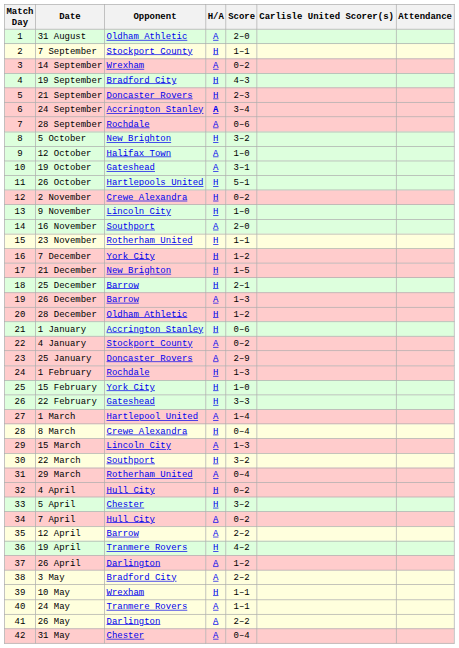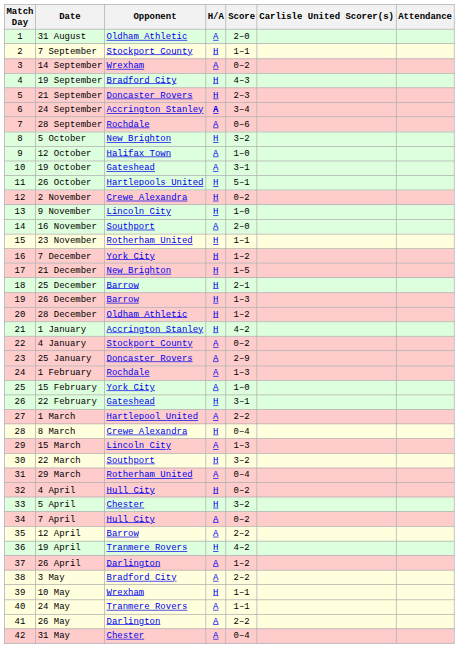(216, 300) A -> (216, 300) H
(242, 329) 0–6 -> (242, 329) 4–2
(216, 373) H -> (216, 373) A
(216, 387) H -> (216, 387) A
(242, 402) 3–3 -> (242, 402) 3–1
(242, 417) 1–4 -> (242, 417) 2–2
